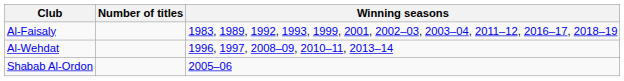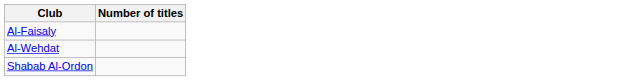- column: (403, 13)
